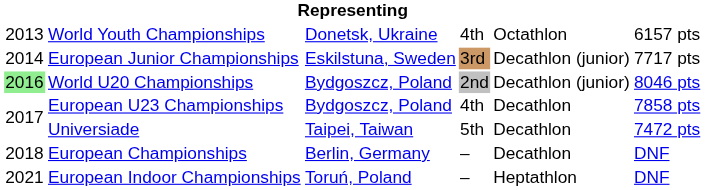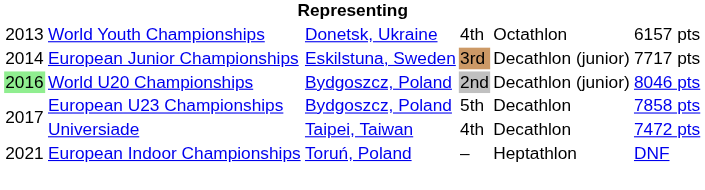(472, 105) 4th -> (472, 105) 5th
(472, 129) 5th -> (472, 129) 4th
- row: (147, 153)
